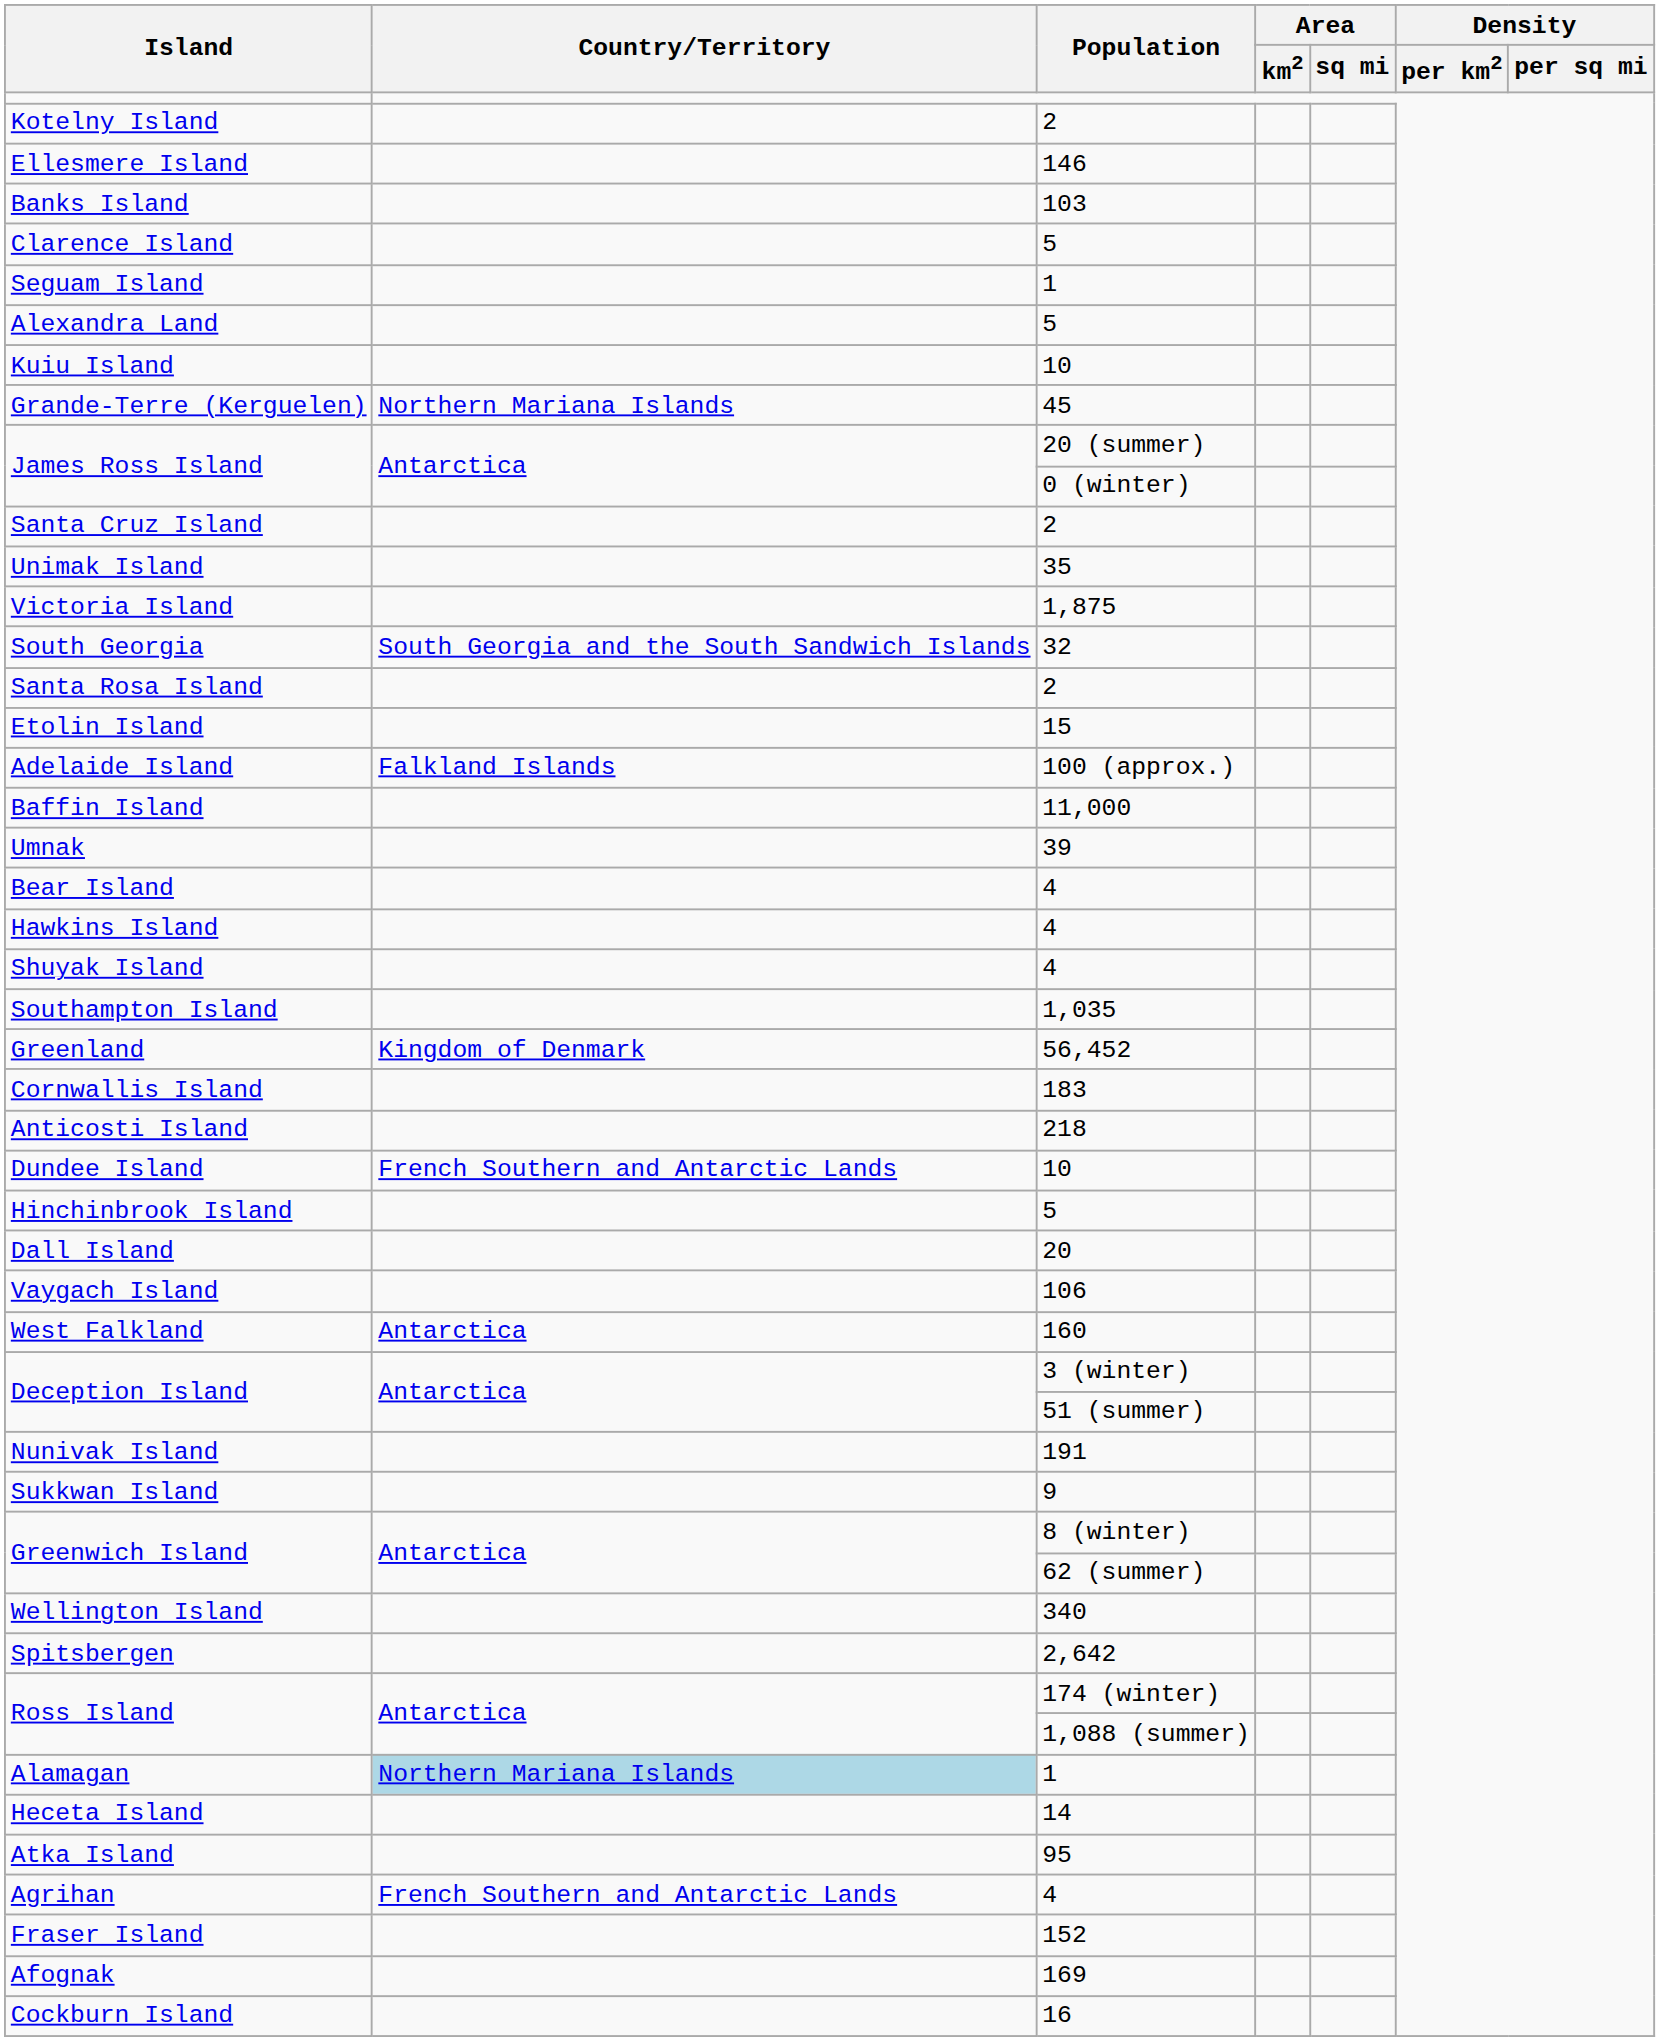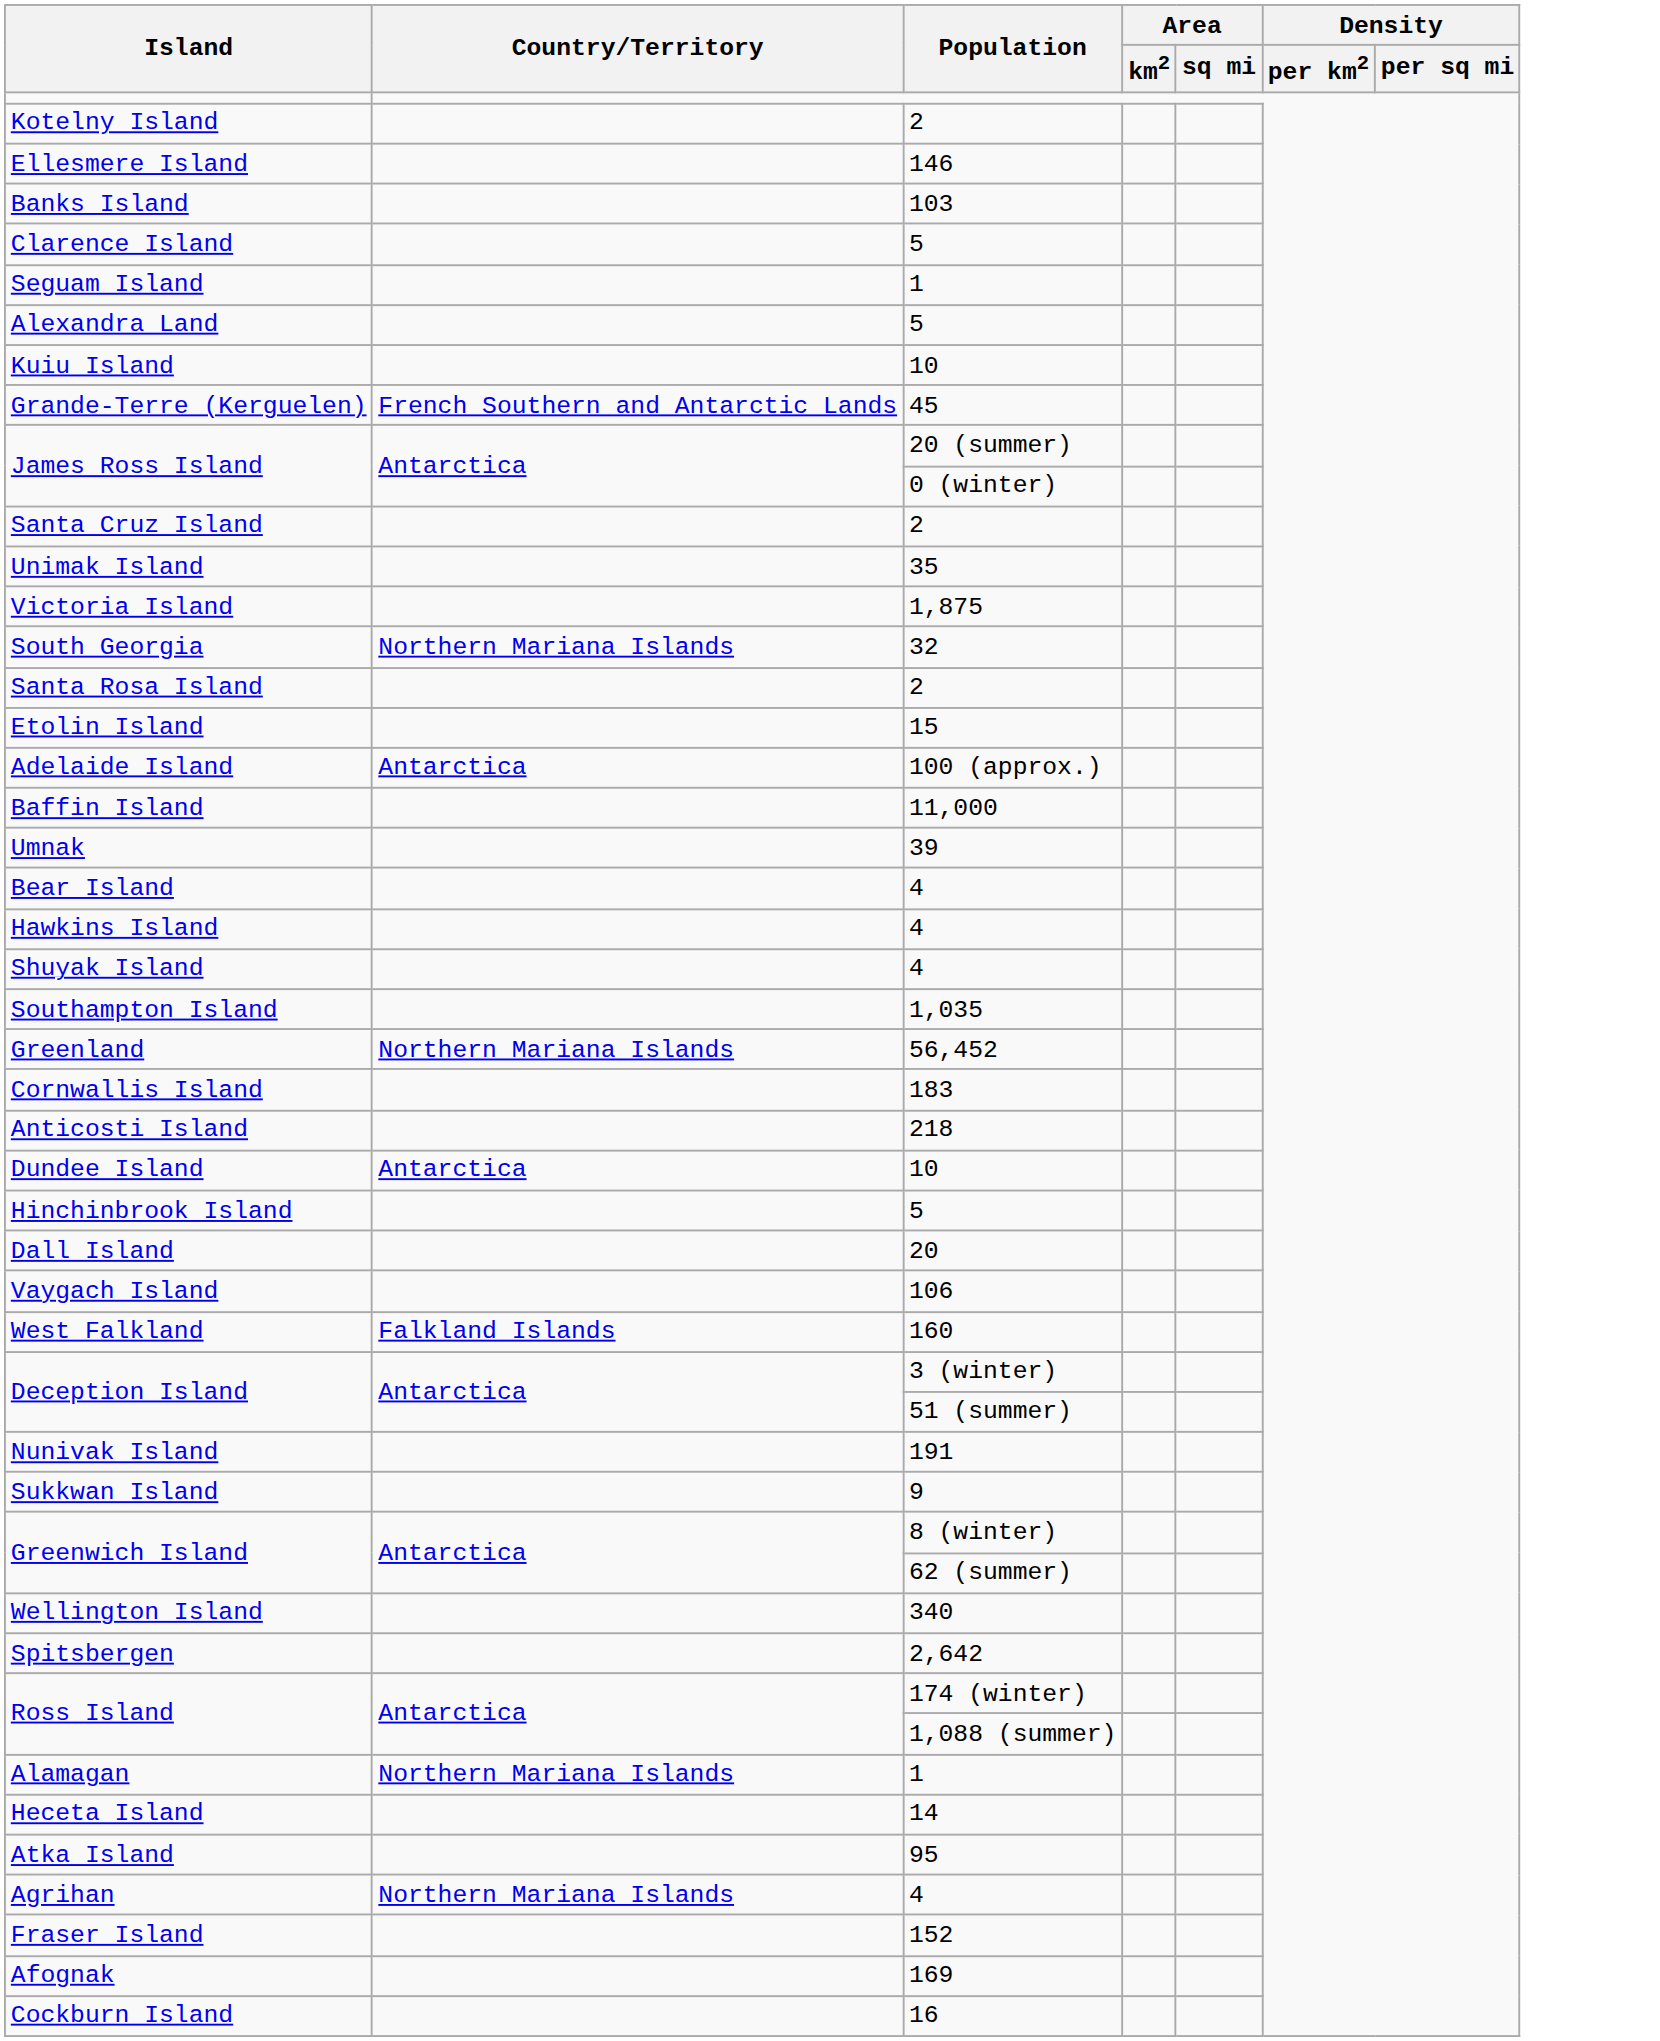(556, 405) Northern Mariana Islands -> (638, 405) French Southern and Antarctic Lands
(704, 647) South Georgia and the South Sandwich Islands -> (556, 647) Northern Mariana Islands
(497, 768) Falkland Islands -> (452, 768) Antarctica
(512, 1050) Kingdom of Denmark -> (556, 1050) Northern Mariana Islands
(638, 1170) French Southern and Antarctic Lands -> (452, 1170) Antarctica
(452, 1331) Antarctica -> (497, 1331) Falkland Islands
(556, 1774) lightblue background -> (556, 1774) no background
(638, 1895) French Southern and Antarctic Lands -> (556, 1895) Northern Mariana Islands
